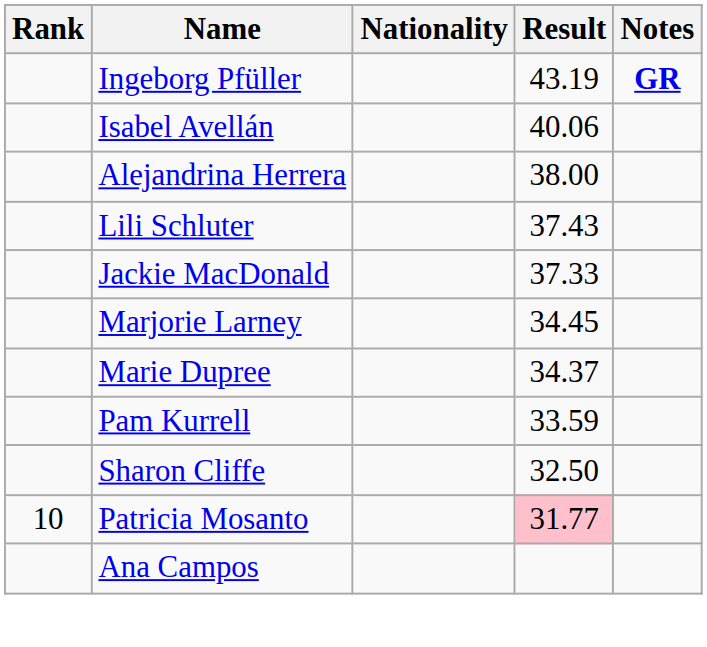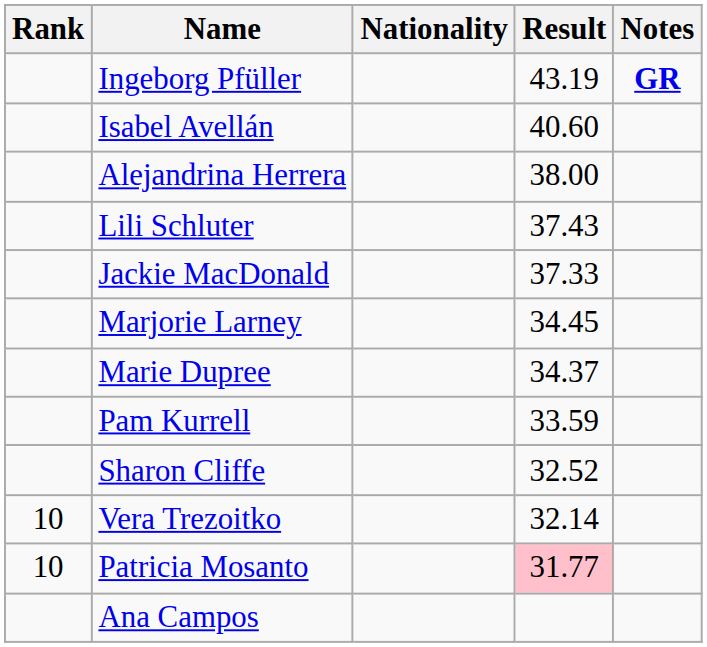(564, 126) 40.06 -> (564, 126) 40.60
(564, 469) 32.50 -> (564, 469) 32.52
+ row: (190, 518)
